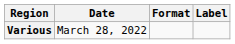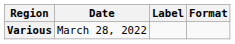columns swapped: (171, 13) <-> (212, 13)
